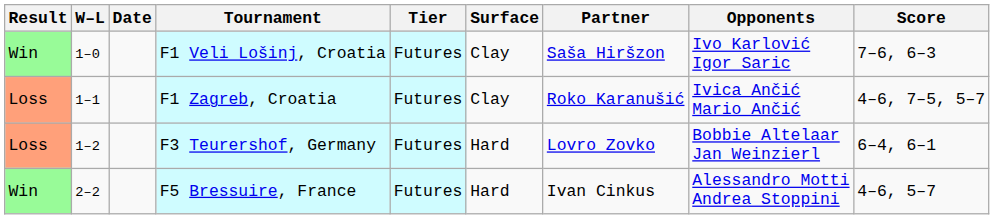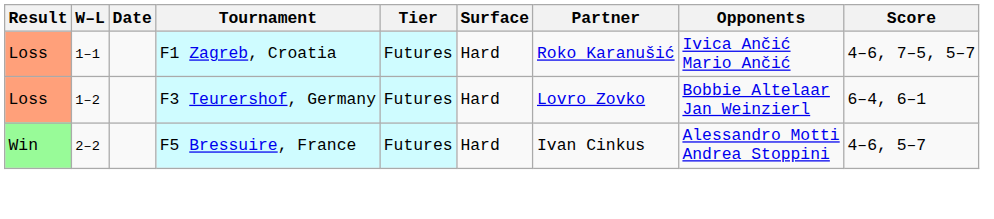- row: (273, 54)
(490, 100) Clay -> (480, 54) Hard
